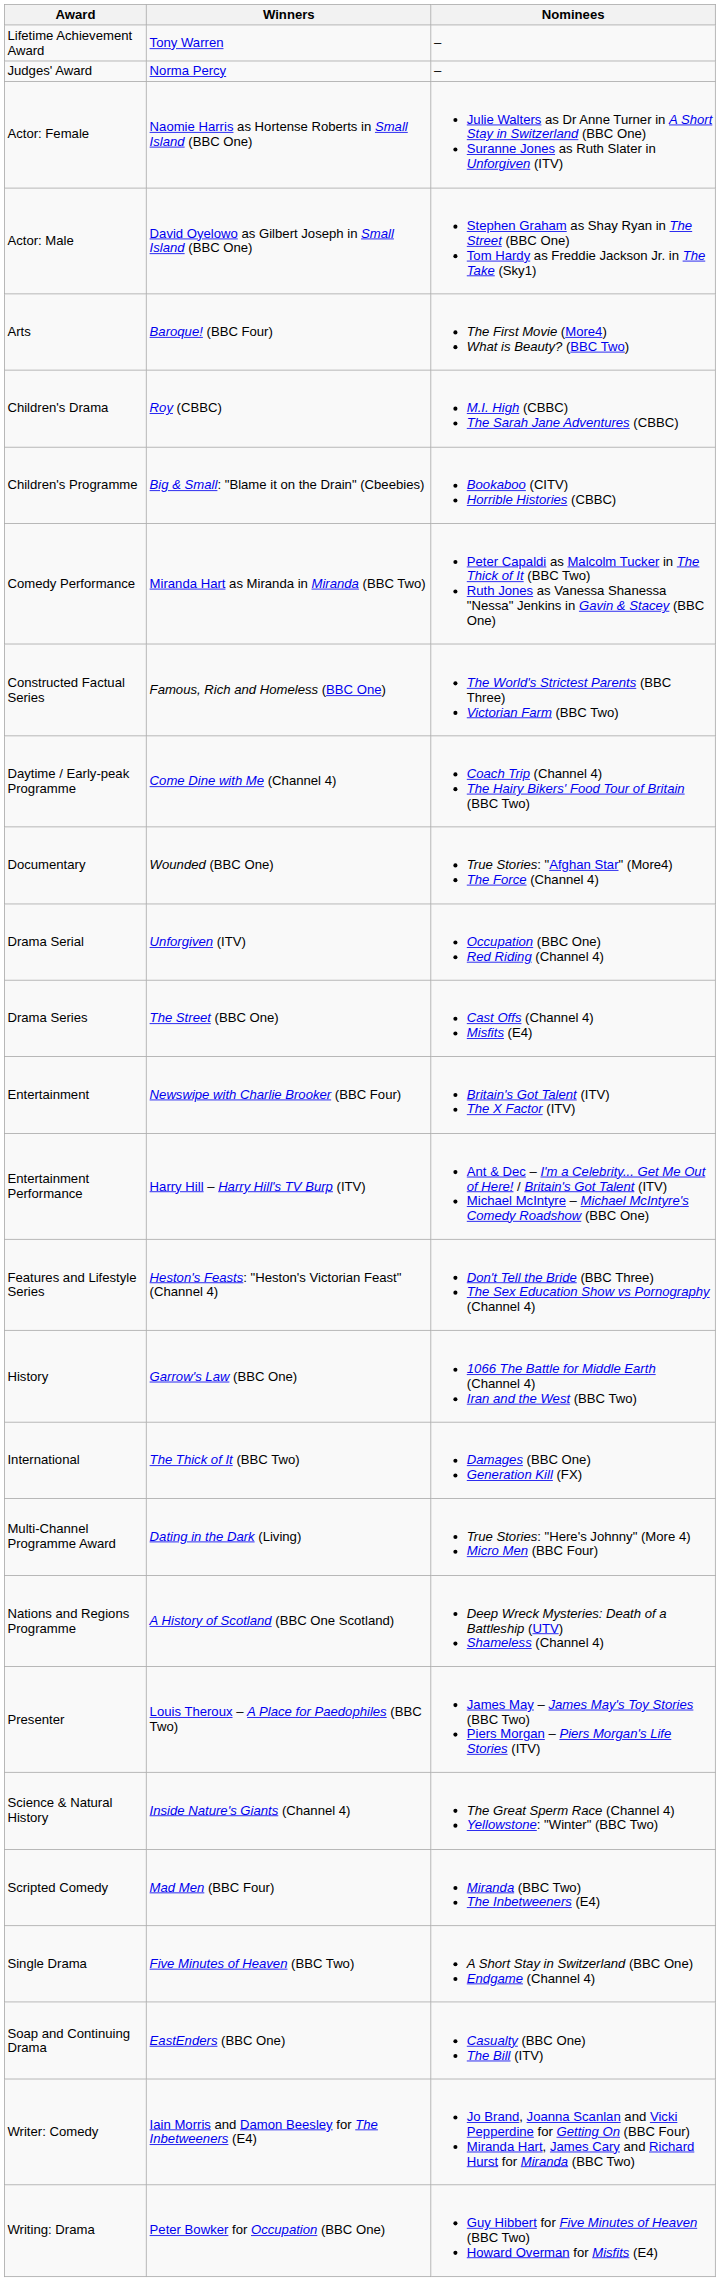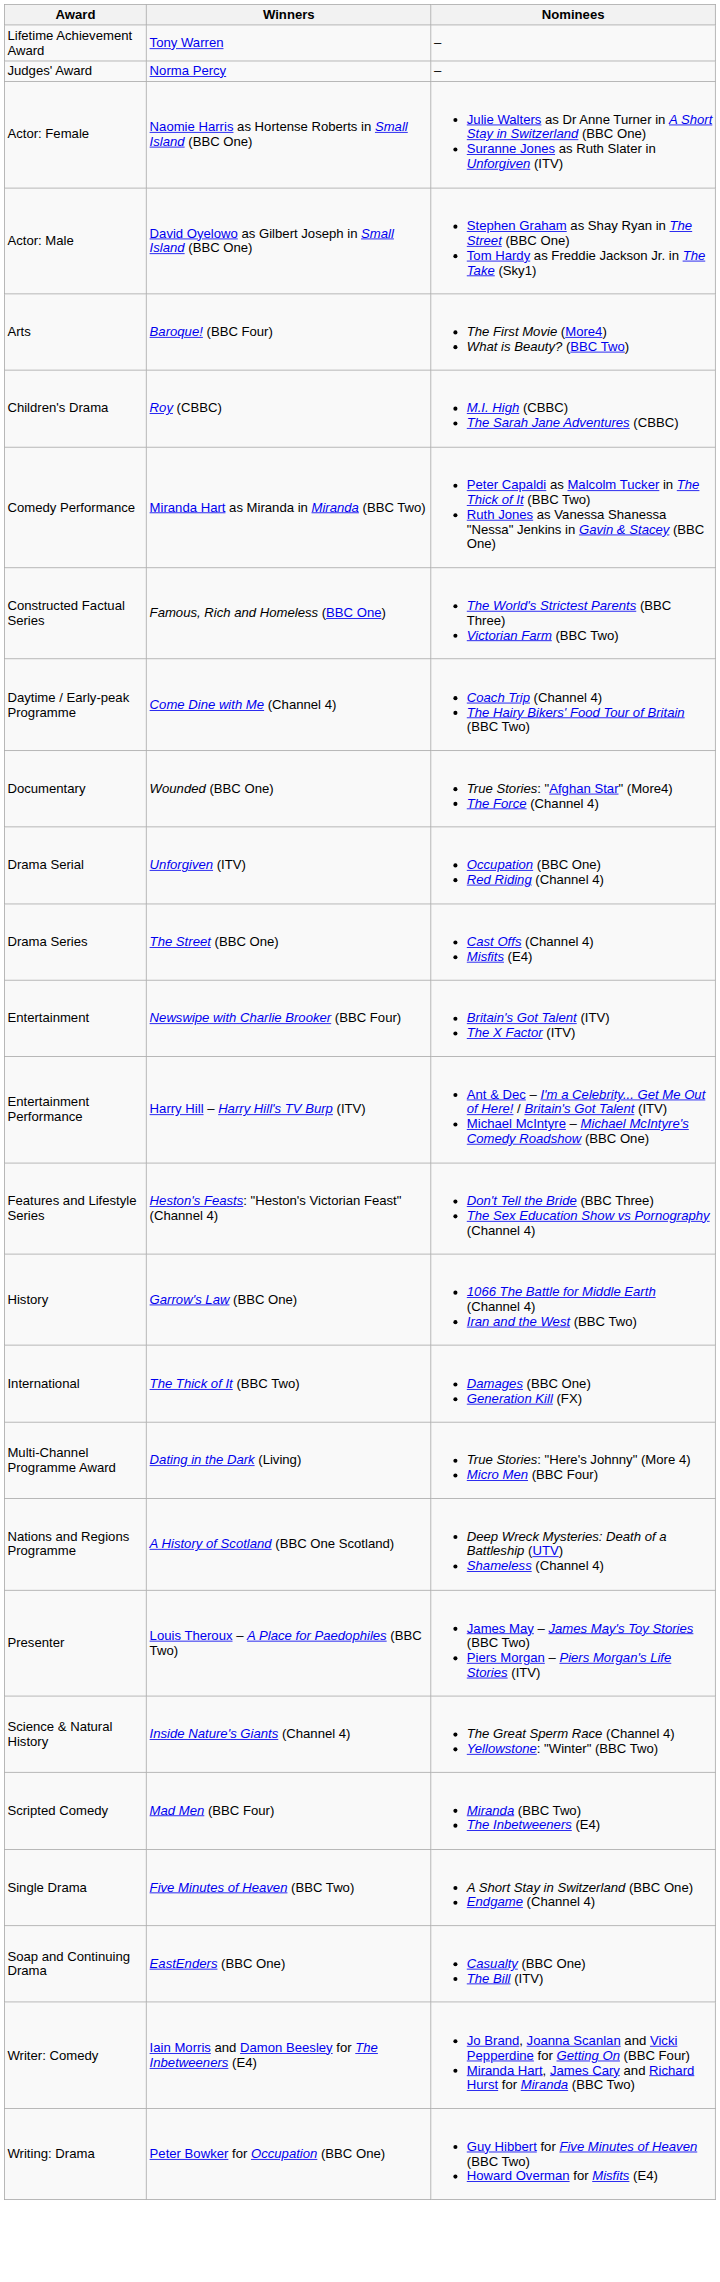- row: (72, 485)
